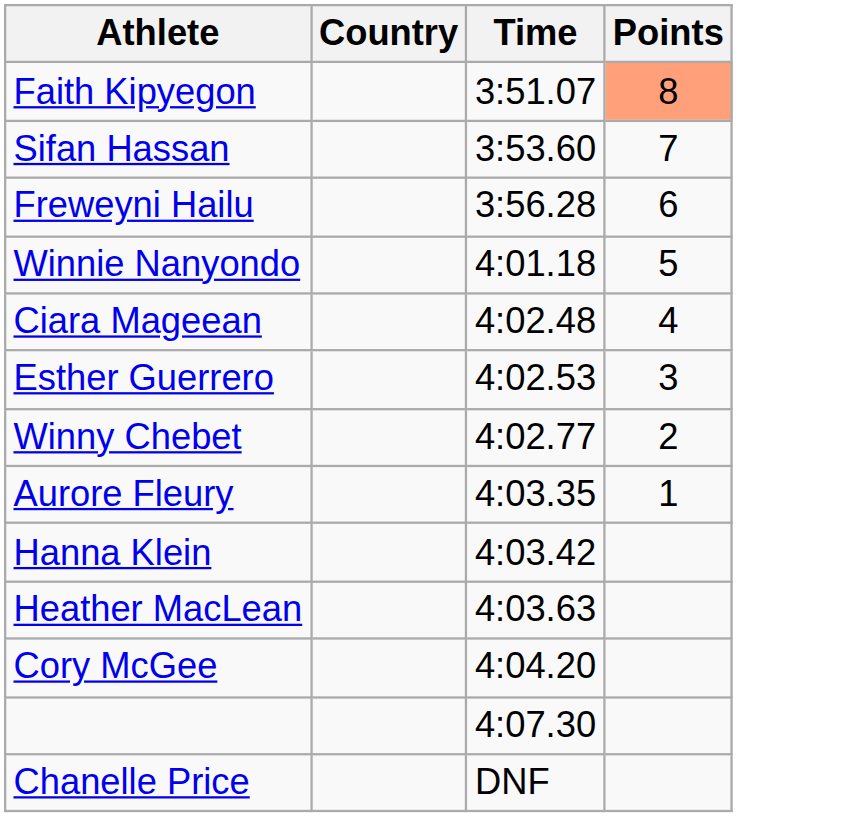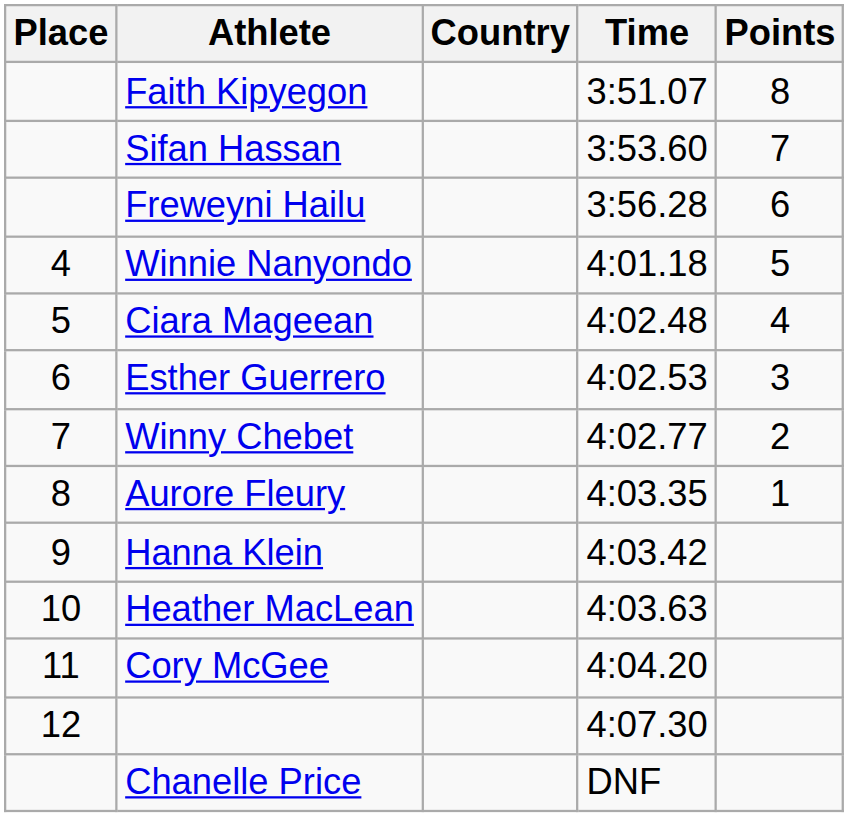+ column: (61, 33)
(668, 90) lightsalmon background -> (780, 90) no background
